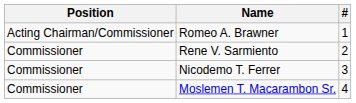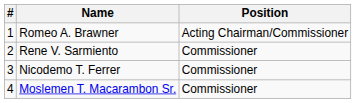columns swapped: (345, 13) <-> (90, 13)
